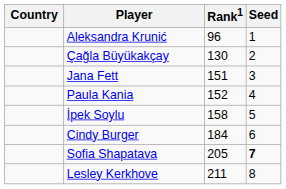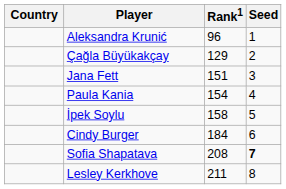(218, 56) 130 -> (218, 56) 129
(218, 95) 152 -> (218, 95) 154
(218, 154) 205 -> (218, 154) 208
